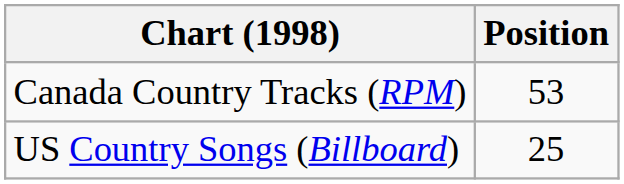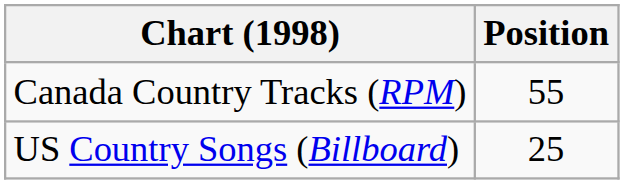(546, 91) 53 -> (546, 91) 55
